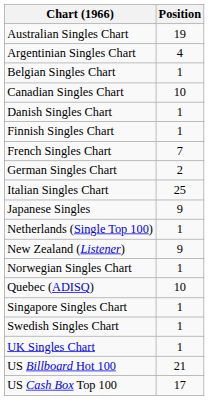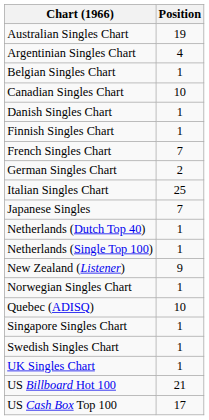(180, 209) 9 -> (180, 209) 7
+ row: (76, 229)
